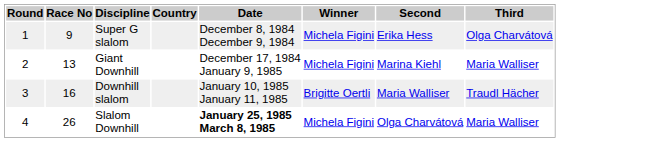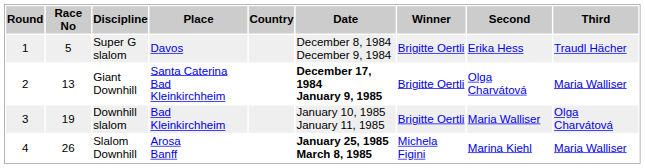+ column: (198, 19)
(69, 35) 9 -> (68, 48) 5
(339, 35) Michela Figini -> (431, 48) Brigitte Oertli
(509, 35) Olga Charvátová -> (590, 48) Traudl Hächer
(250, 64) normal -> (339, 84) bold
(339, 64) Michela Figini -> (431, 84) Brigitte Oertli
(409, 64) Marina Kiehl -> (497, 84) Olga Charvátová
(69, 93) 16 -> (68, 119) 19
(503, 93) Traudl Hächer -> (584, 119) Olga Charvátová
(420, 122) Olga Charvátová -> (500, 148) Marina Kiehl
